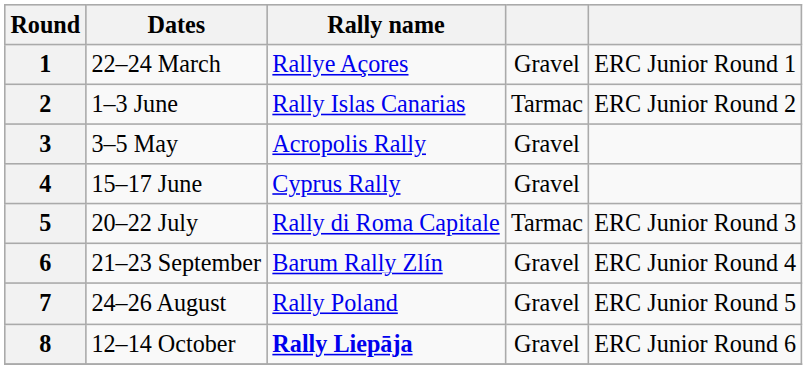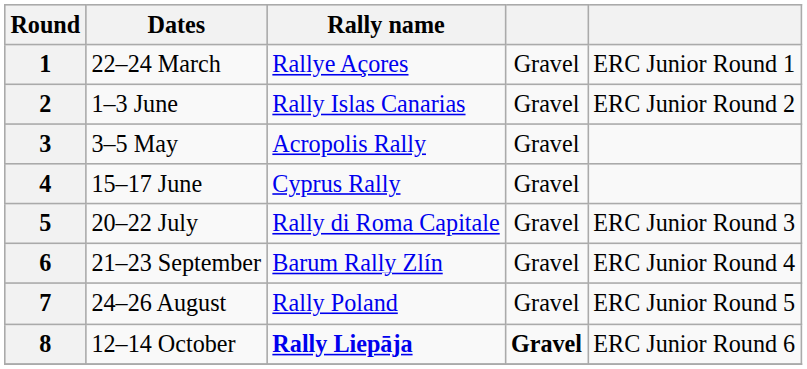(547, 104) Tarmac -> (547, 104) Gravel
(547, 223) Tarmac -> (547, 223) Gravel
(547, 343) normal -> (547, 343) bold
